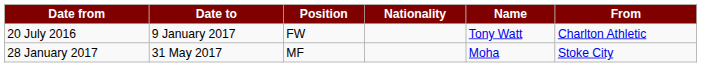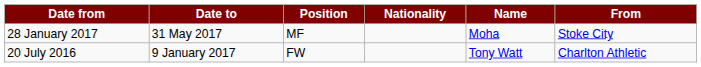rows swapped: (42, 33) <-> (52, 53)
